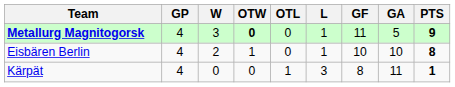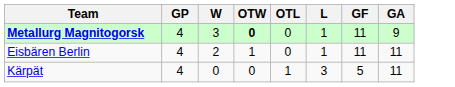- column: (432, 14)
(396, 33) 5 -> (396, 33) 9
(360, 52) 10 -> (360, 52) 11
(396, 52) 10 -> (396, 52) 11
(360, 71) 8 -> (360, 71) 5
